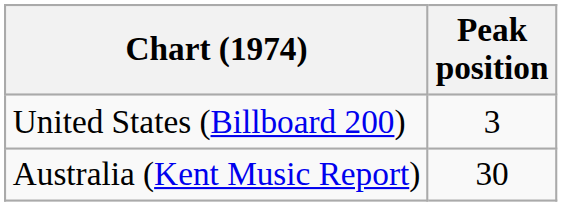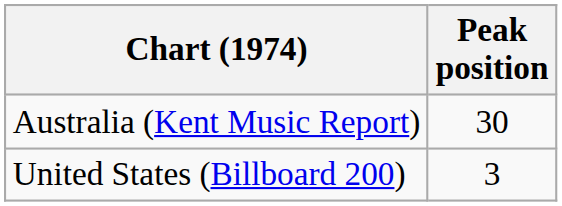rows swapped: (217, 173) <-> (209, 121)
